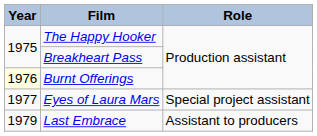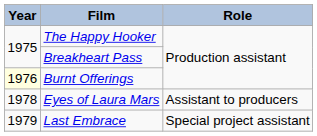(22, 100) 1977 -> (22, 100) 1978
(238, 100) Special project assistant -> (232, 100) Assistant to producers
(232, 121) Assistant to producers -> (238, 121) Special project assistant
